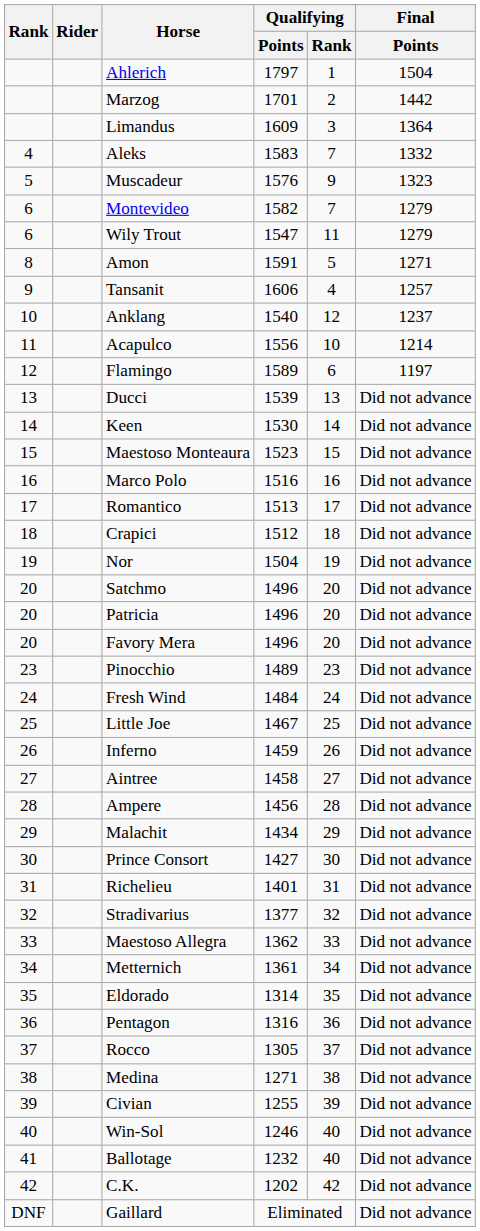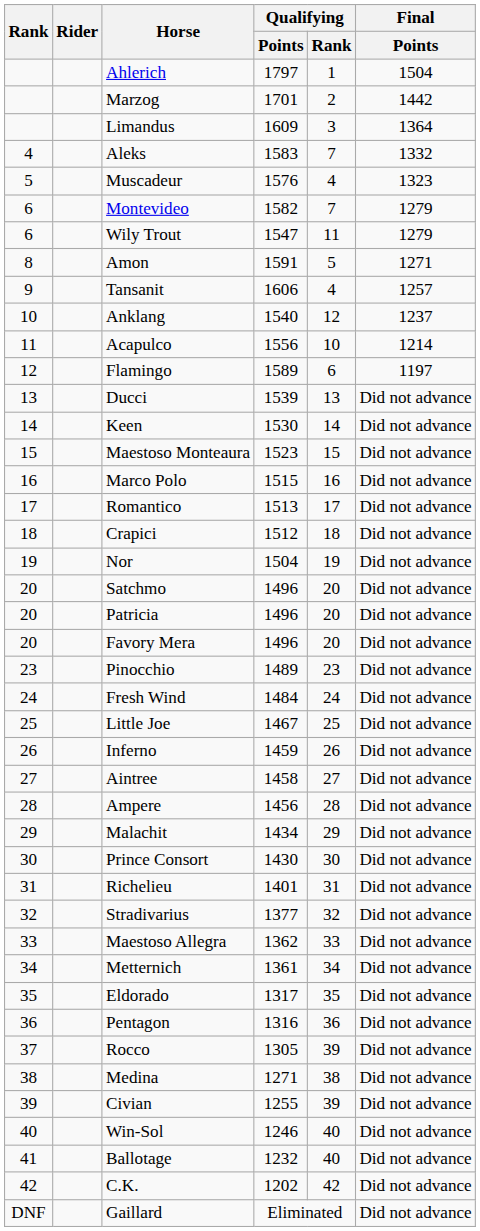(332, 180) 9 -> (332, 180) 4
(281, 479) 1516 -> (281, 479) 1515
(281, 859) 1427 -> (281, 859) 1430
(281, 995) 1314 -> (281, 995) 1317
(332, 1049) 37 -> (332, 1049) 39
